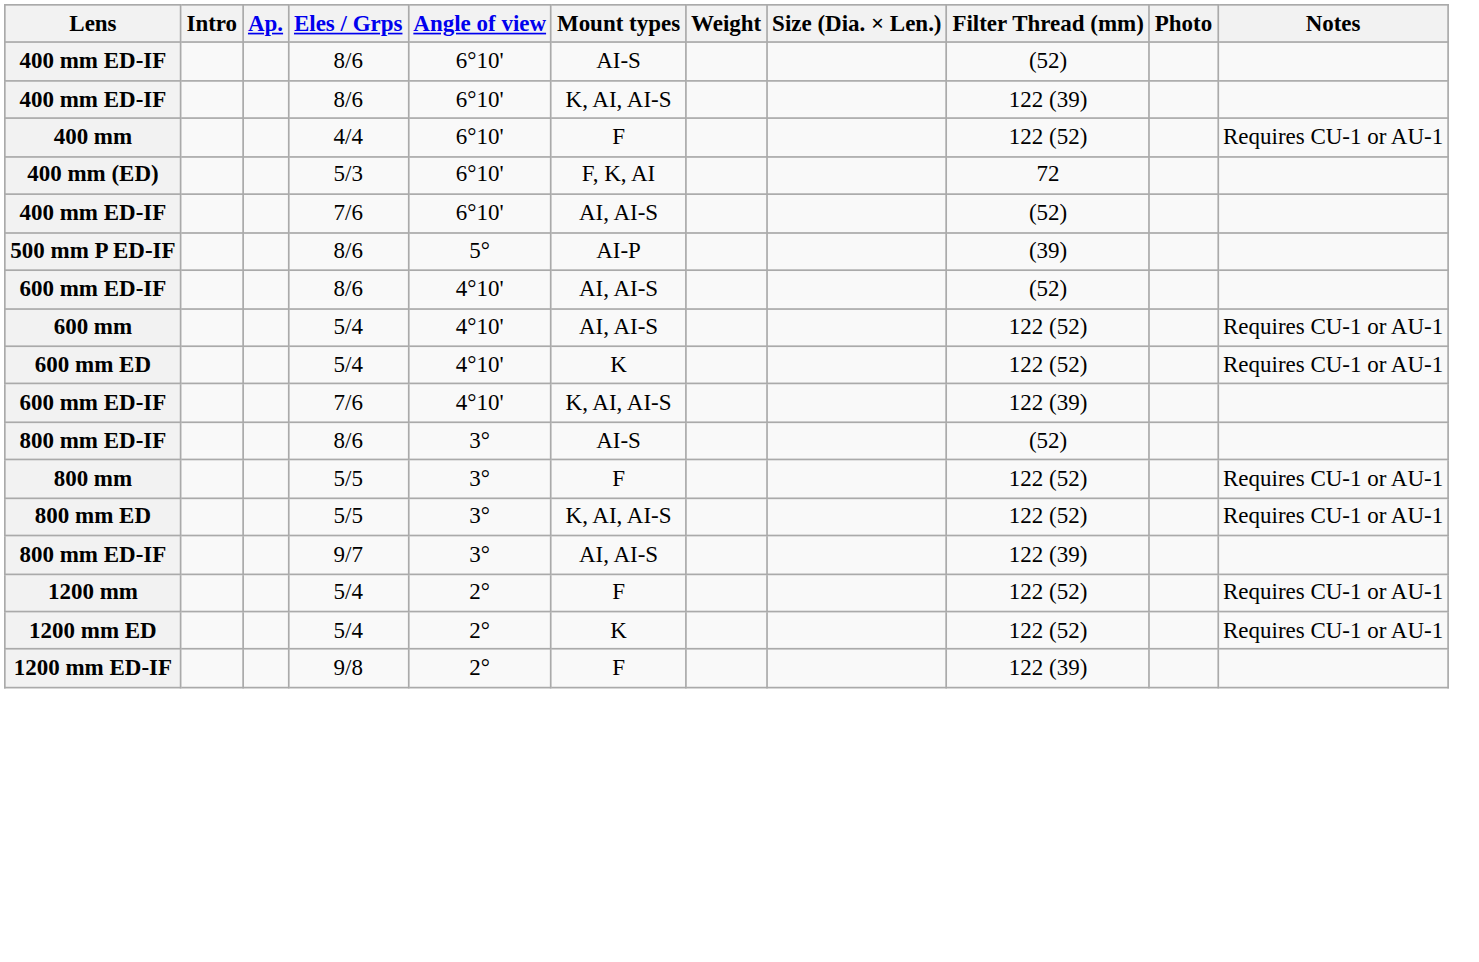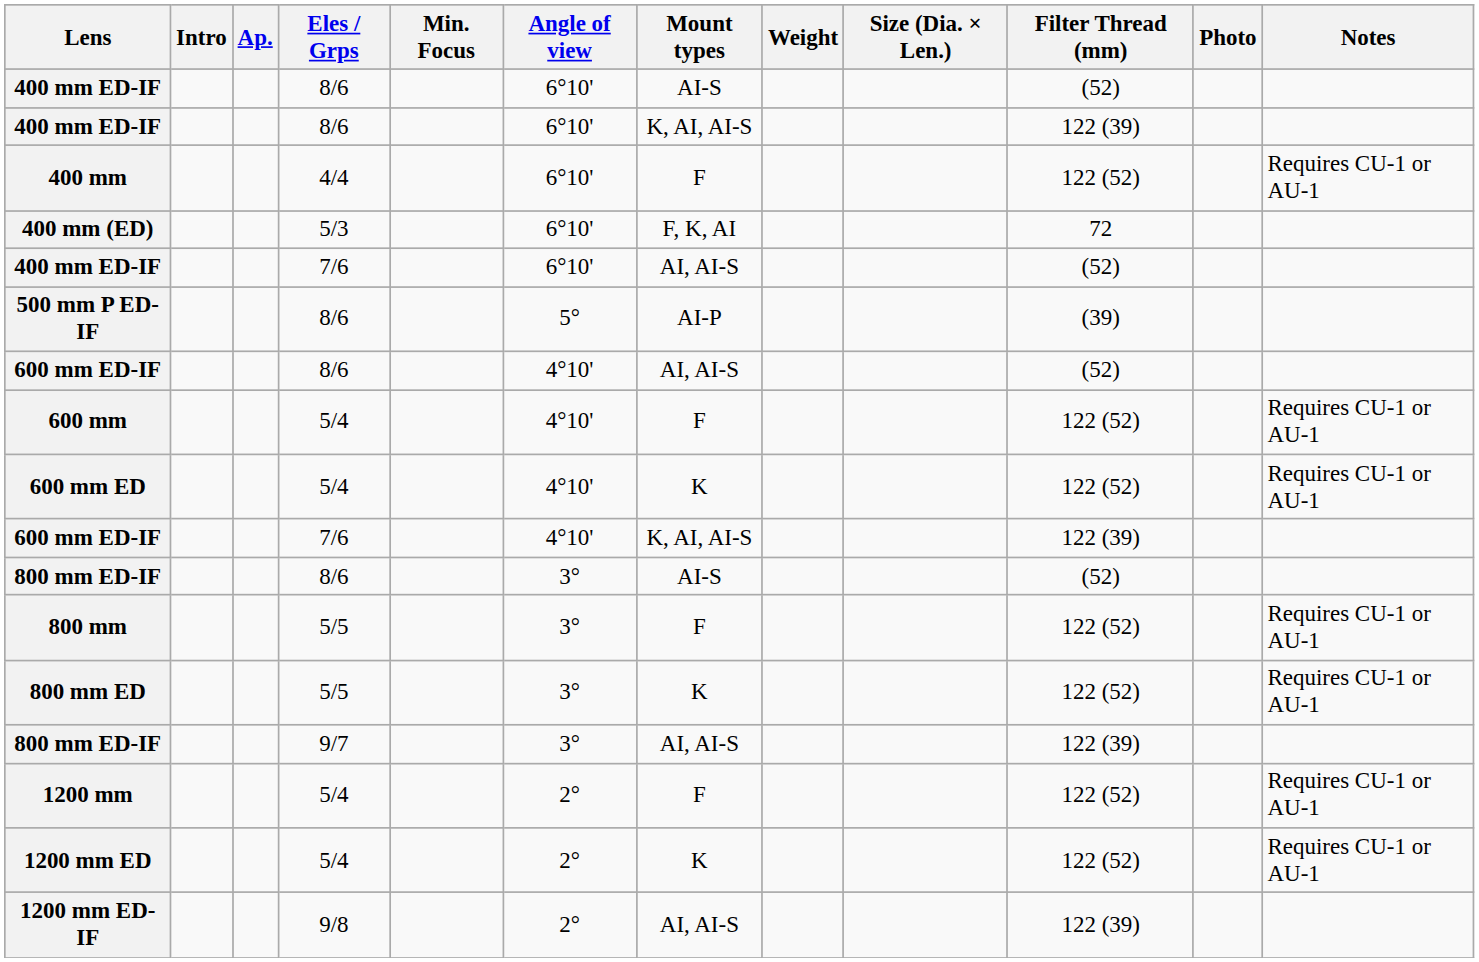+ column: (446, 36)
(619, 326) AI, AI-S -> (699, 421) F
(619, 516) K, AI, AI-S -> (699, 691) K
(619, 667) F -> (699, 924) AI, AI-S
